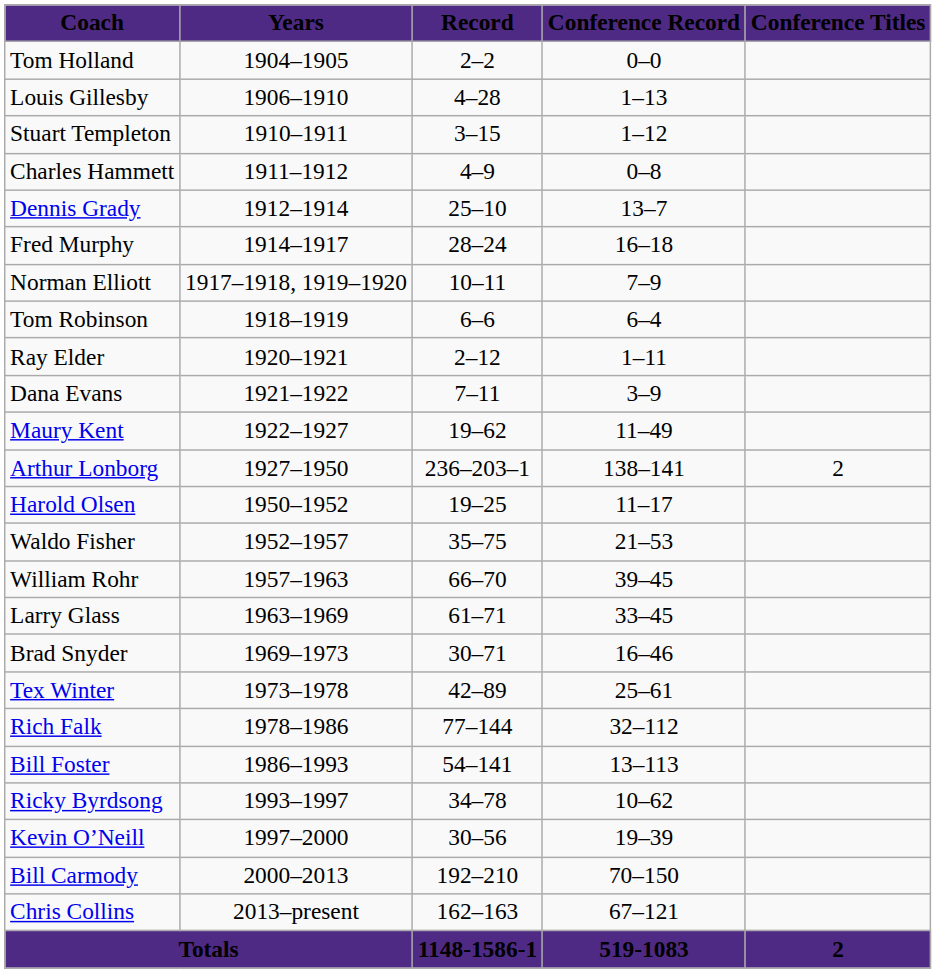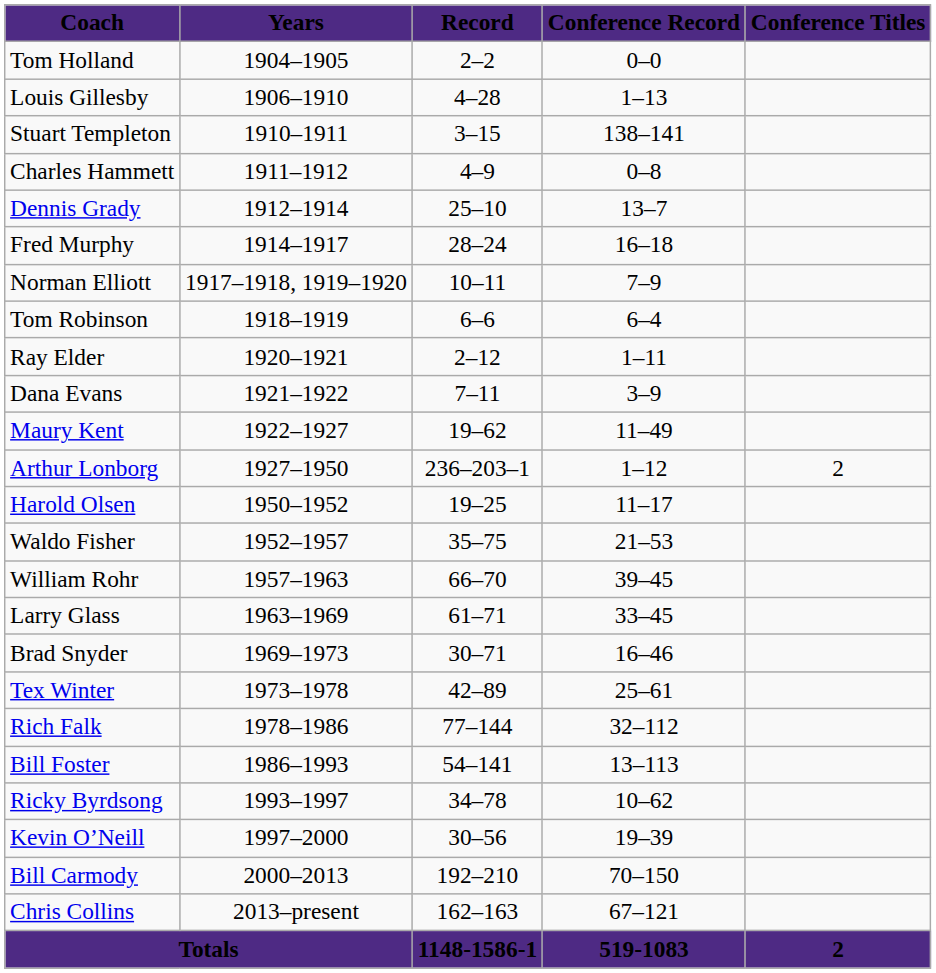(644, 134) 1–12 -> (644, 134) 138–141
(644, 467) 138–141 -> (644, 467) 1–12
